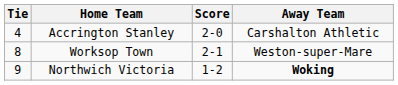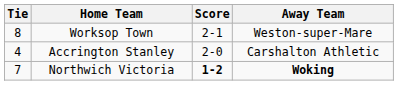rows swapped: (111, 33) <-> (111, 52)
(18, 70) 9 -> (18, 70) 7
(212, 70) normal -> (212, 70) bold
